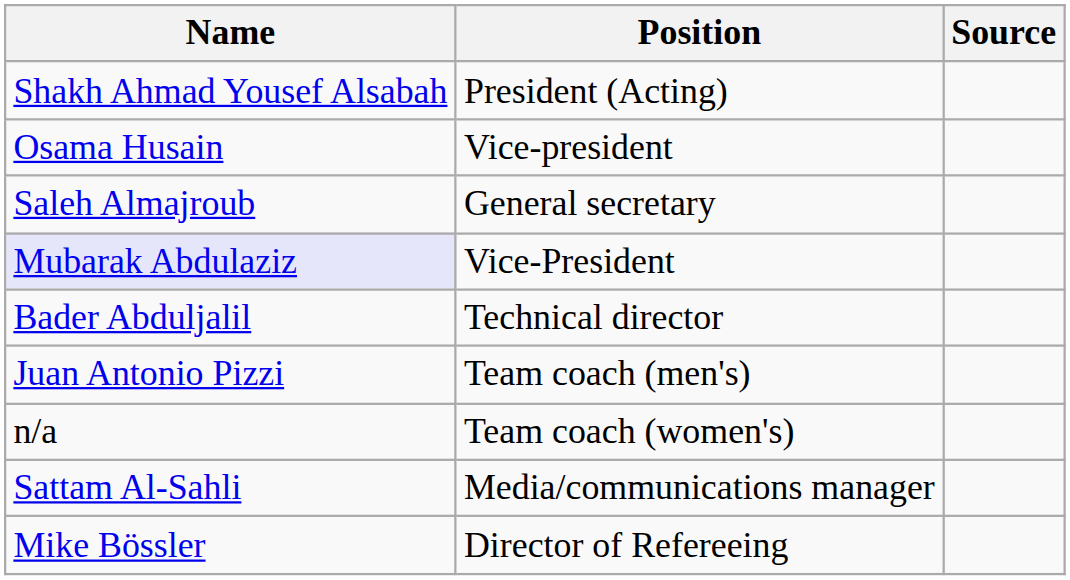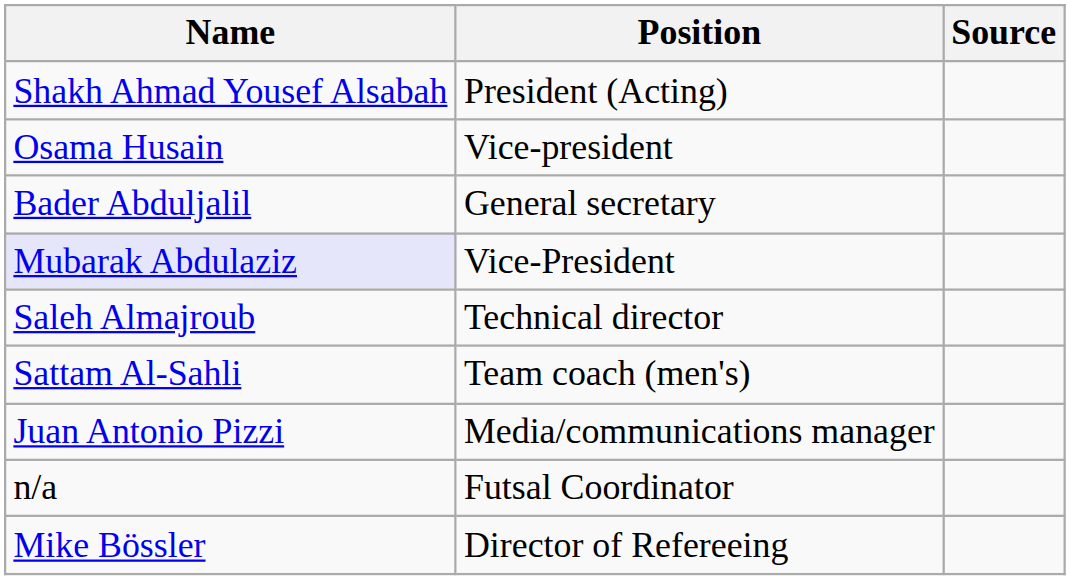(134, 203) Saleh Almajroub -> (132, 203) Bader Abduljalil
(132, 317) Bader Abduljalil -> (134, 317) Saleh Almajroub
(149, 373) Juan Antonio Pizzi -> (127, 373) Sattam Al-Sahli
- row: (629, 430)
(127, 487) Sattam Al-Sahli -> (149, 430) Juan Antonio Pizzi
+ row: (599, 487)
